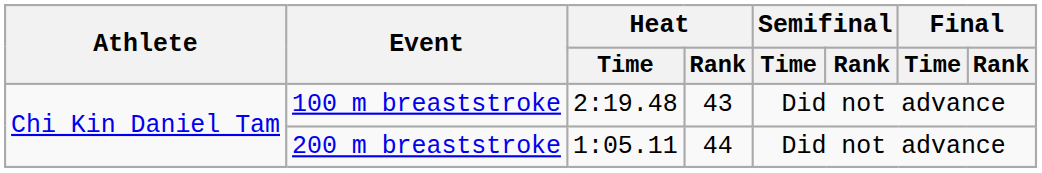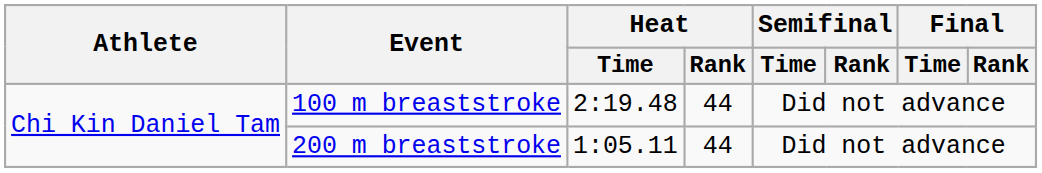(718, 105) 43 -> (718, 105) 44
